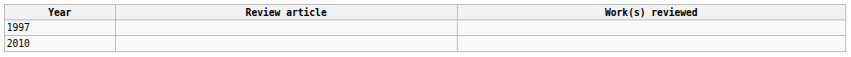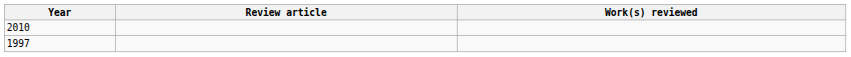rows swapped: (18, 28) <-> (18, 44)
